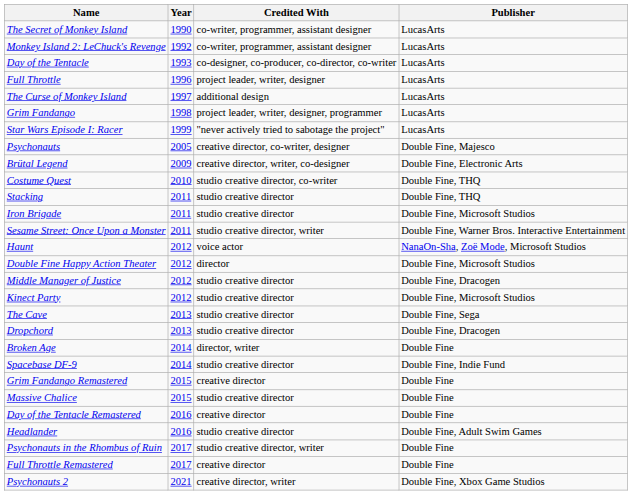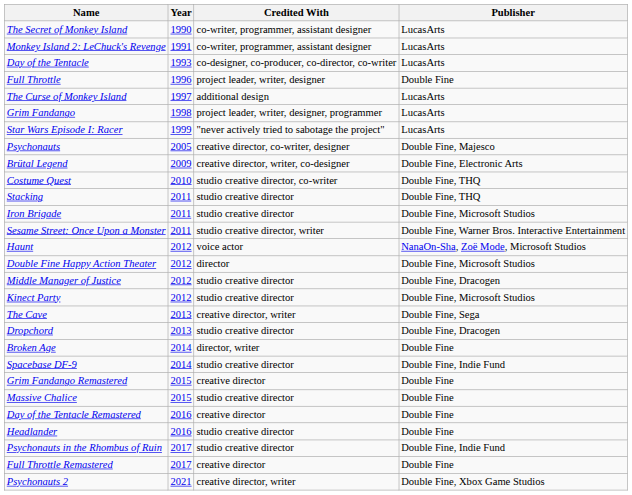(181, 46) 1992 -> (181, 46) 1991
(423, 79) LucasArts -> (427, 79) Double Fine
(245, 314) studio creative director -> (246, 314) creative director, writer
(471, 431) Double Fine, Adult Swim Games -> (427, 431) Double Fine
(260, 448) studio creative director, writer -> (245, 448) studio creative director
(427, 448) Double Fine -> (453, 448) Double Fine, Indie Fund
